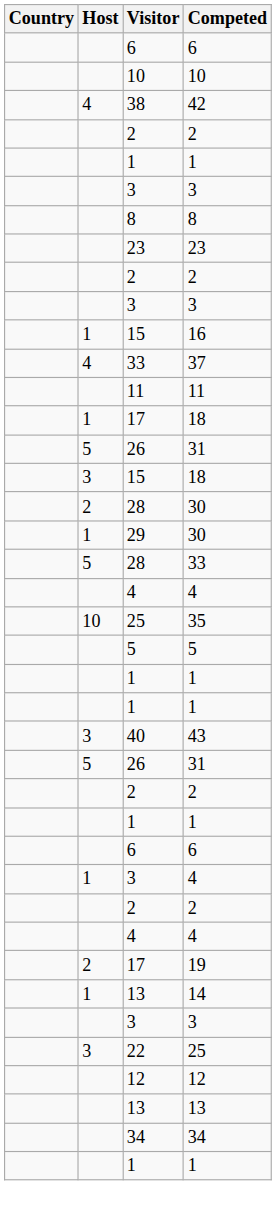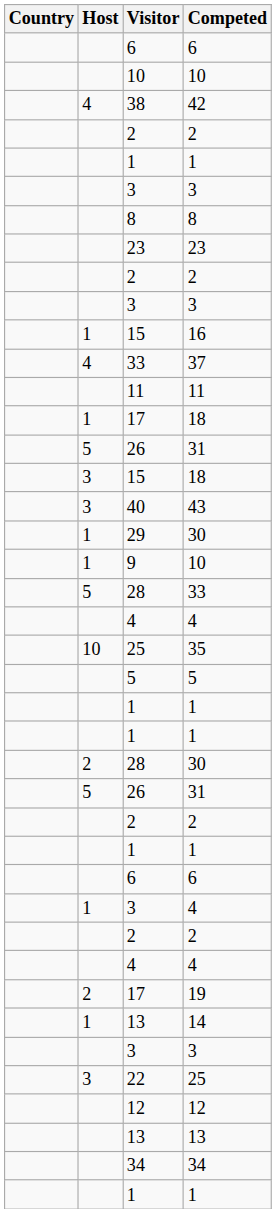rows swapped: (136, 506) <-> (136, 735)
+ row: (131, 563)
